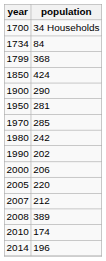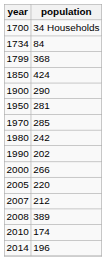(42, 169) 206 -> (42, 169) 266
